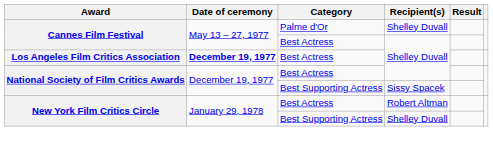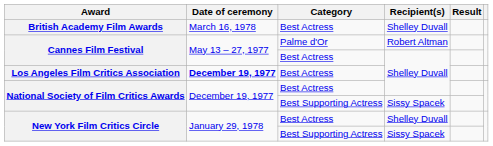+ row: (96, 27)
(417, 27) Shelley Duvall -> (417, 42) Robert Altman
(417, 103) Robert Altman -> (417, 118) Shelley Duvall
(417, 118) Shelley Duvall -> (416, 133) Sissy Spacek
